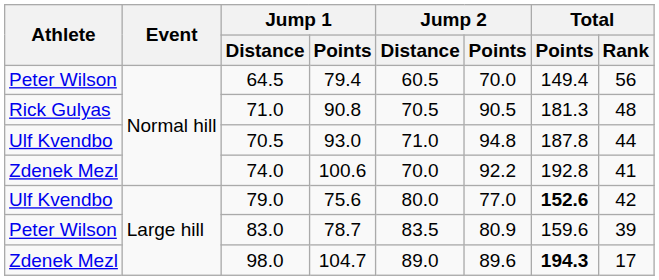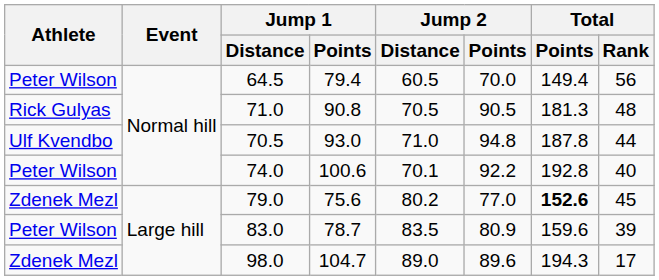(63, 170) Zdenek Mezl -> (63, 170) Peter Wilson
(420, 170) 70.0 -> (420, 170) 70.1
(626, 170) 41 -> (626, 170) 40
(61, 200) Ulf Kvendbo -> (63, 200) Zdenek Mezl
(420, 200) 80.0 -> (420, 200) 80.2
(626, 200) 42 -> (626, 200) 45
(565, 260) bold -> (565, 260) normal
